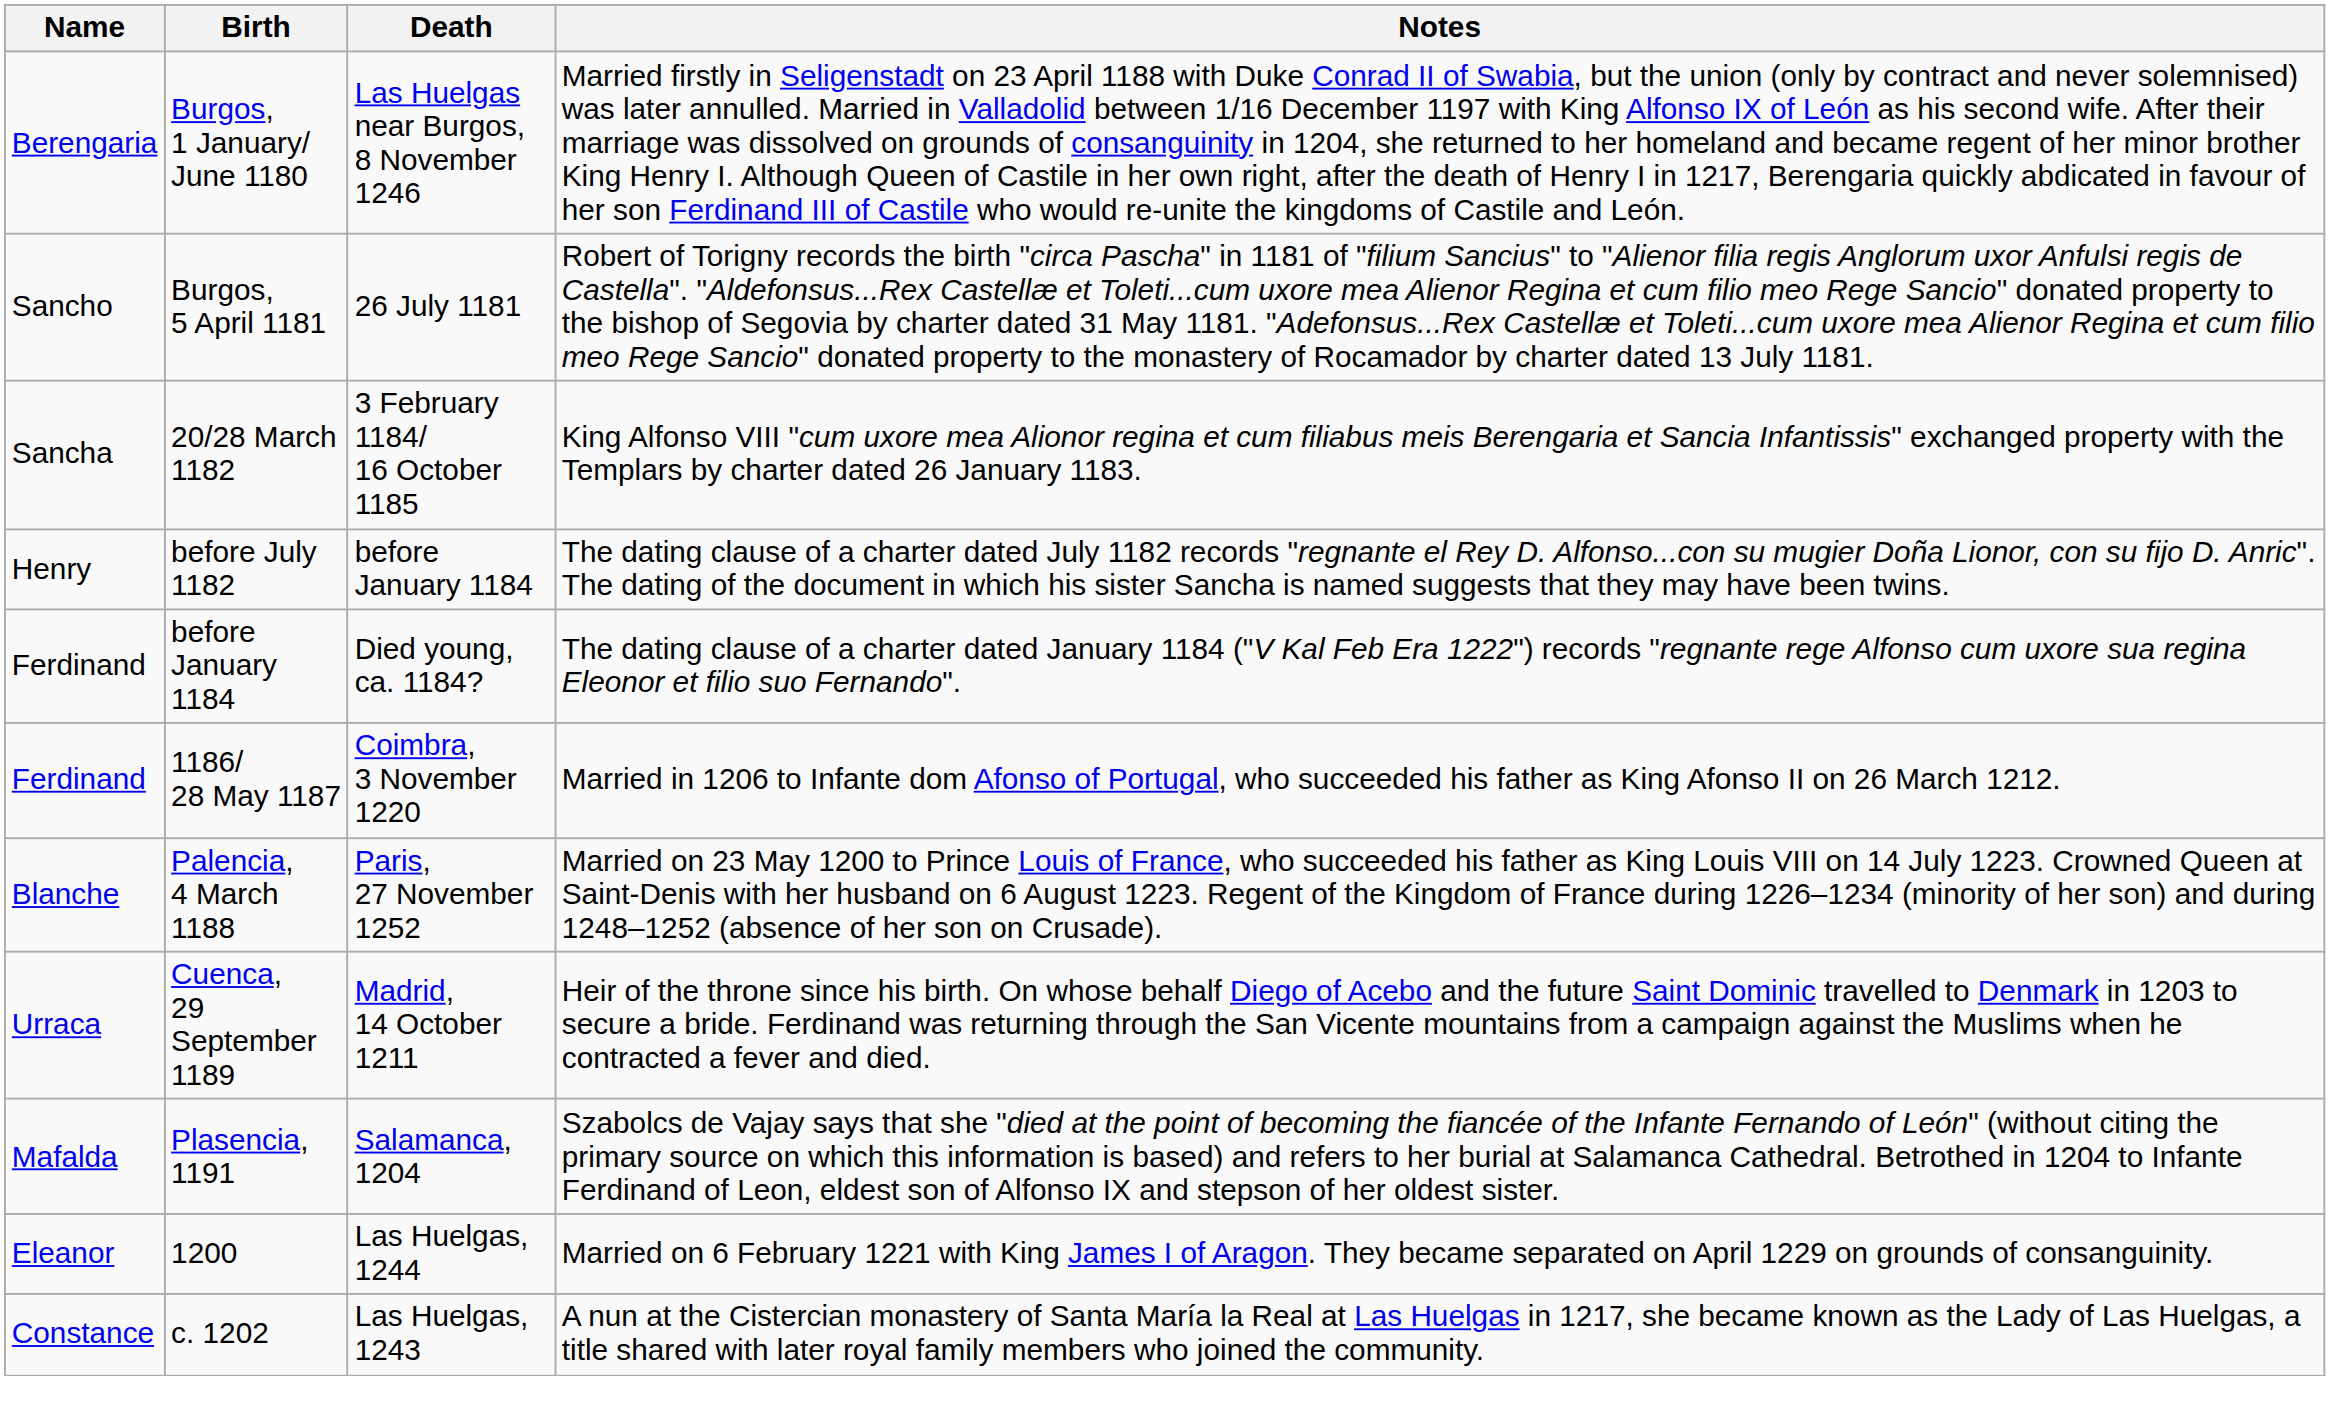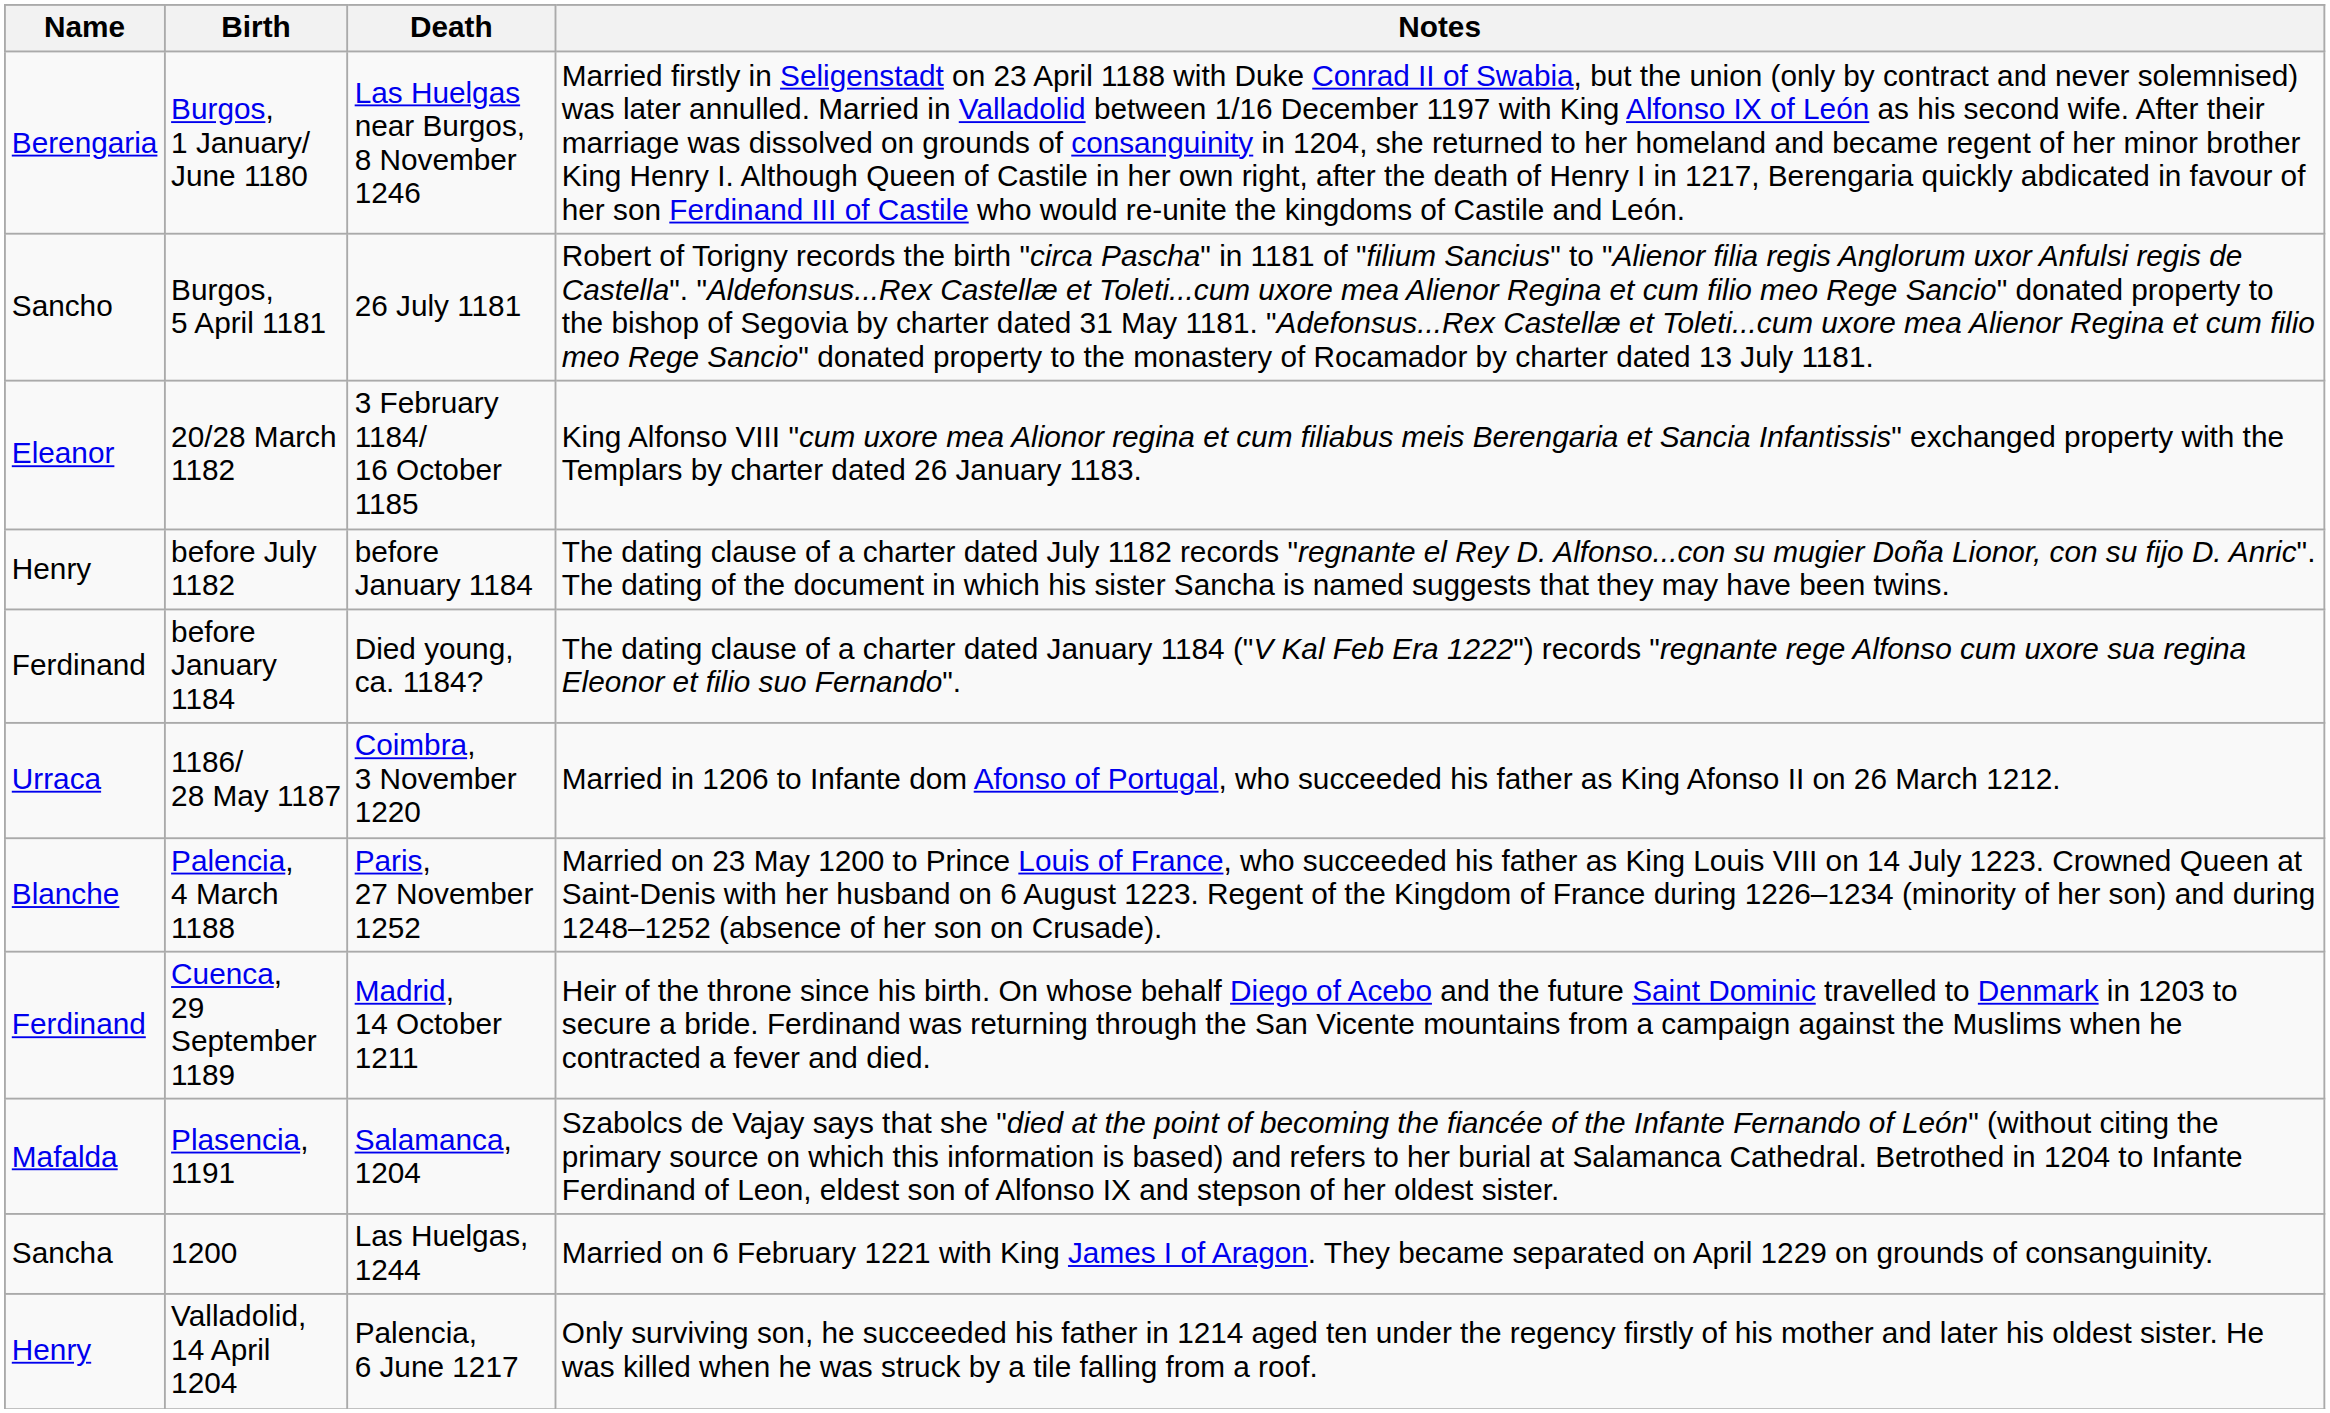(62, 454) Sancha -> (63, 454) Eleanor
(79, 780) Ferdinand -> (56, 780) Urraca
(56, 1025) Urraca -> (79, 1025) Ferdinand
(63, 1253) Eleanor -> (62, 1253) Sancha
- row: (220, 1334)
+ row: (239, 1350)
